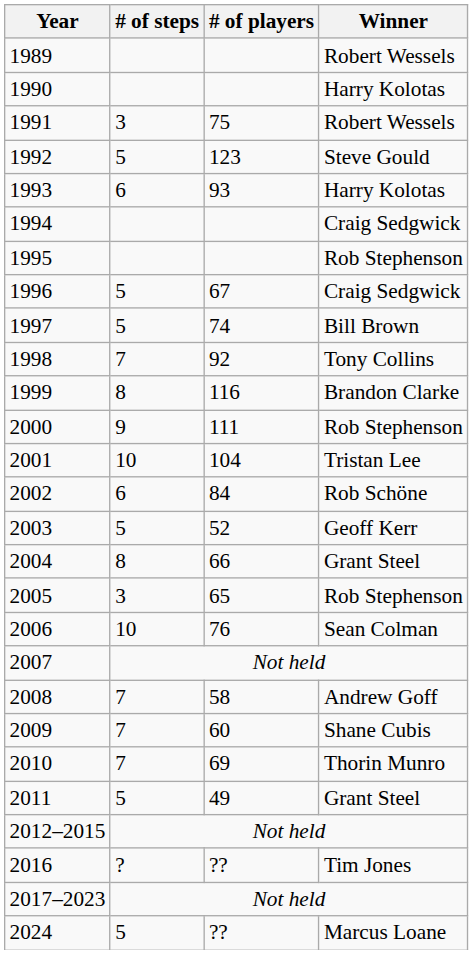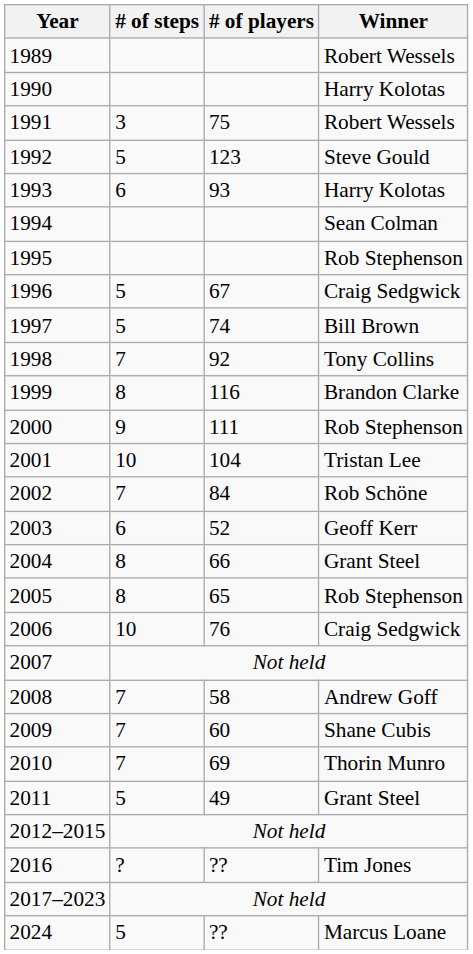(392, 223) Craig Sedgwick -> (381, 223) Sean Colman
(120, 493) 6 -> (120, 493) 7
(120, 527) 5 -> (120, 527) 6
(120, 595) 3 -> (120, 595) 8
(381, 628) Sean Colman -> (392, 628) Craig Sedgwick
